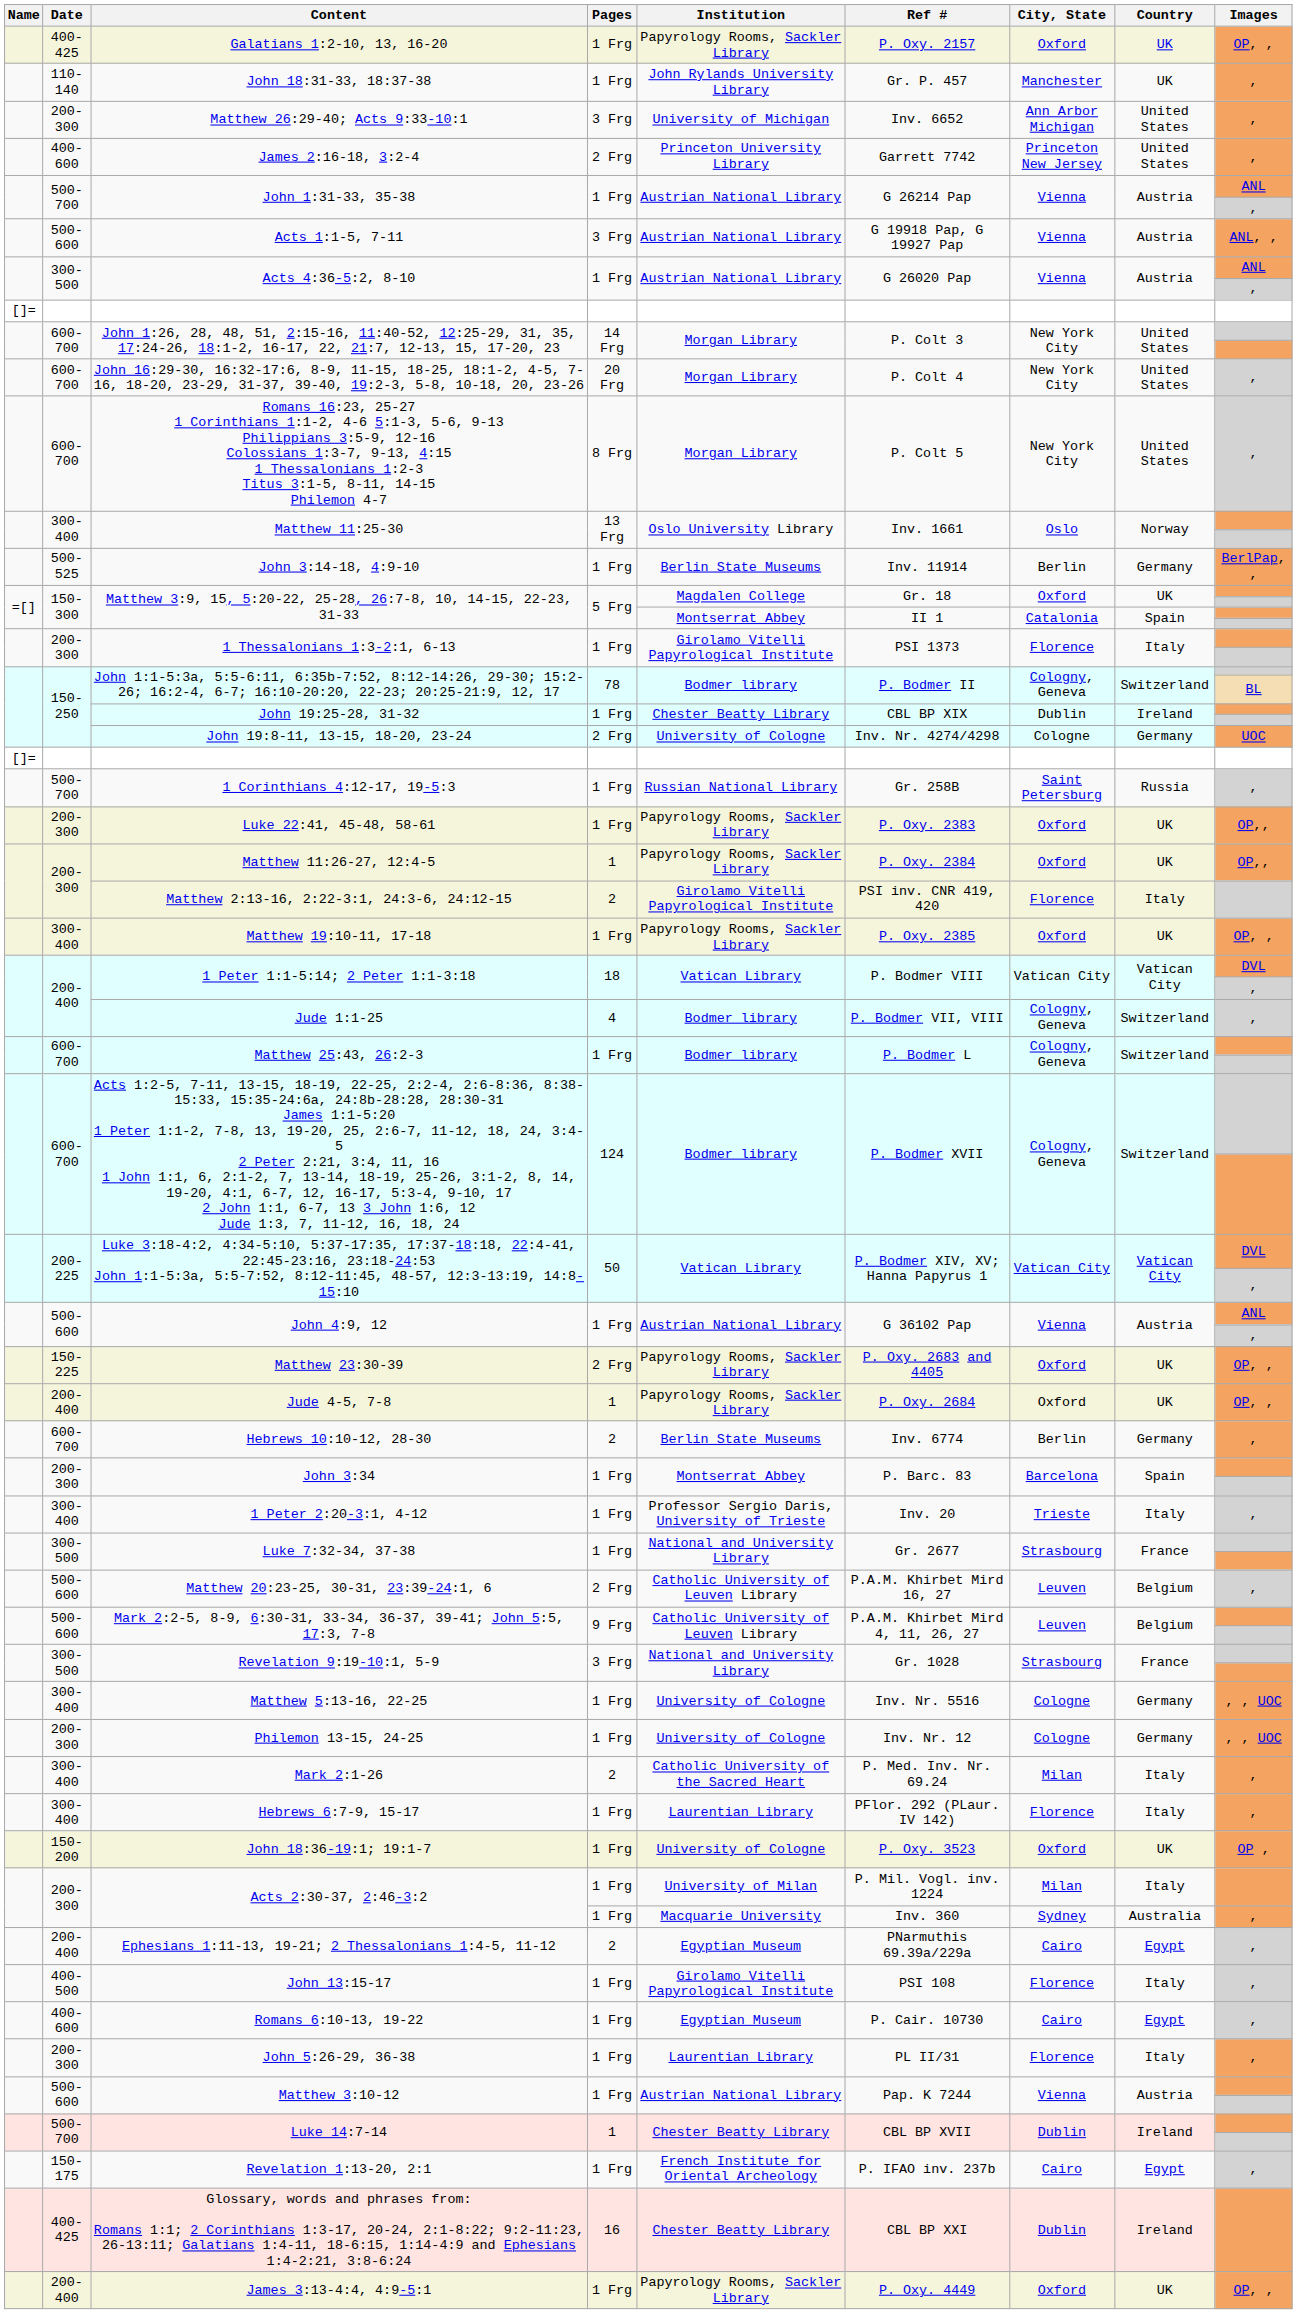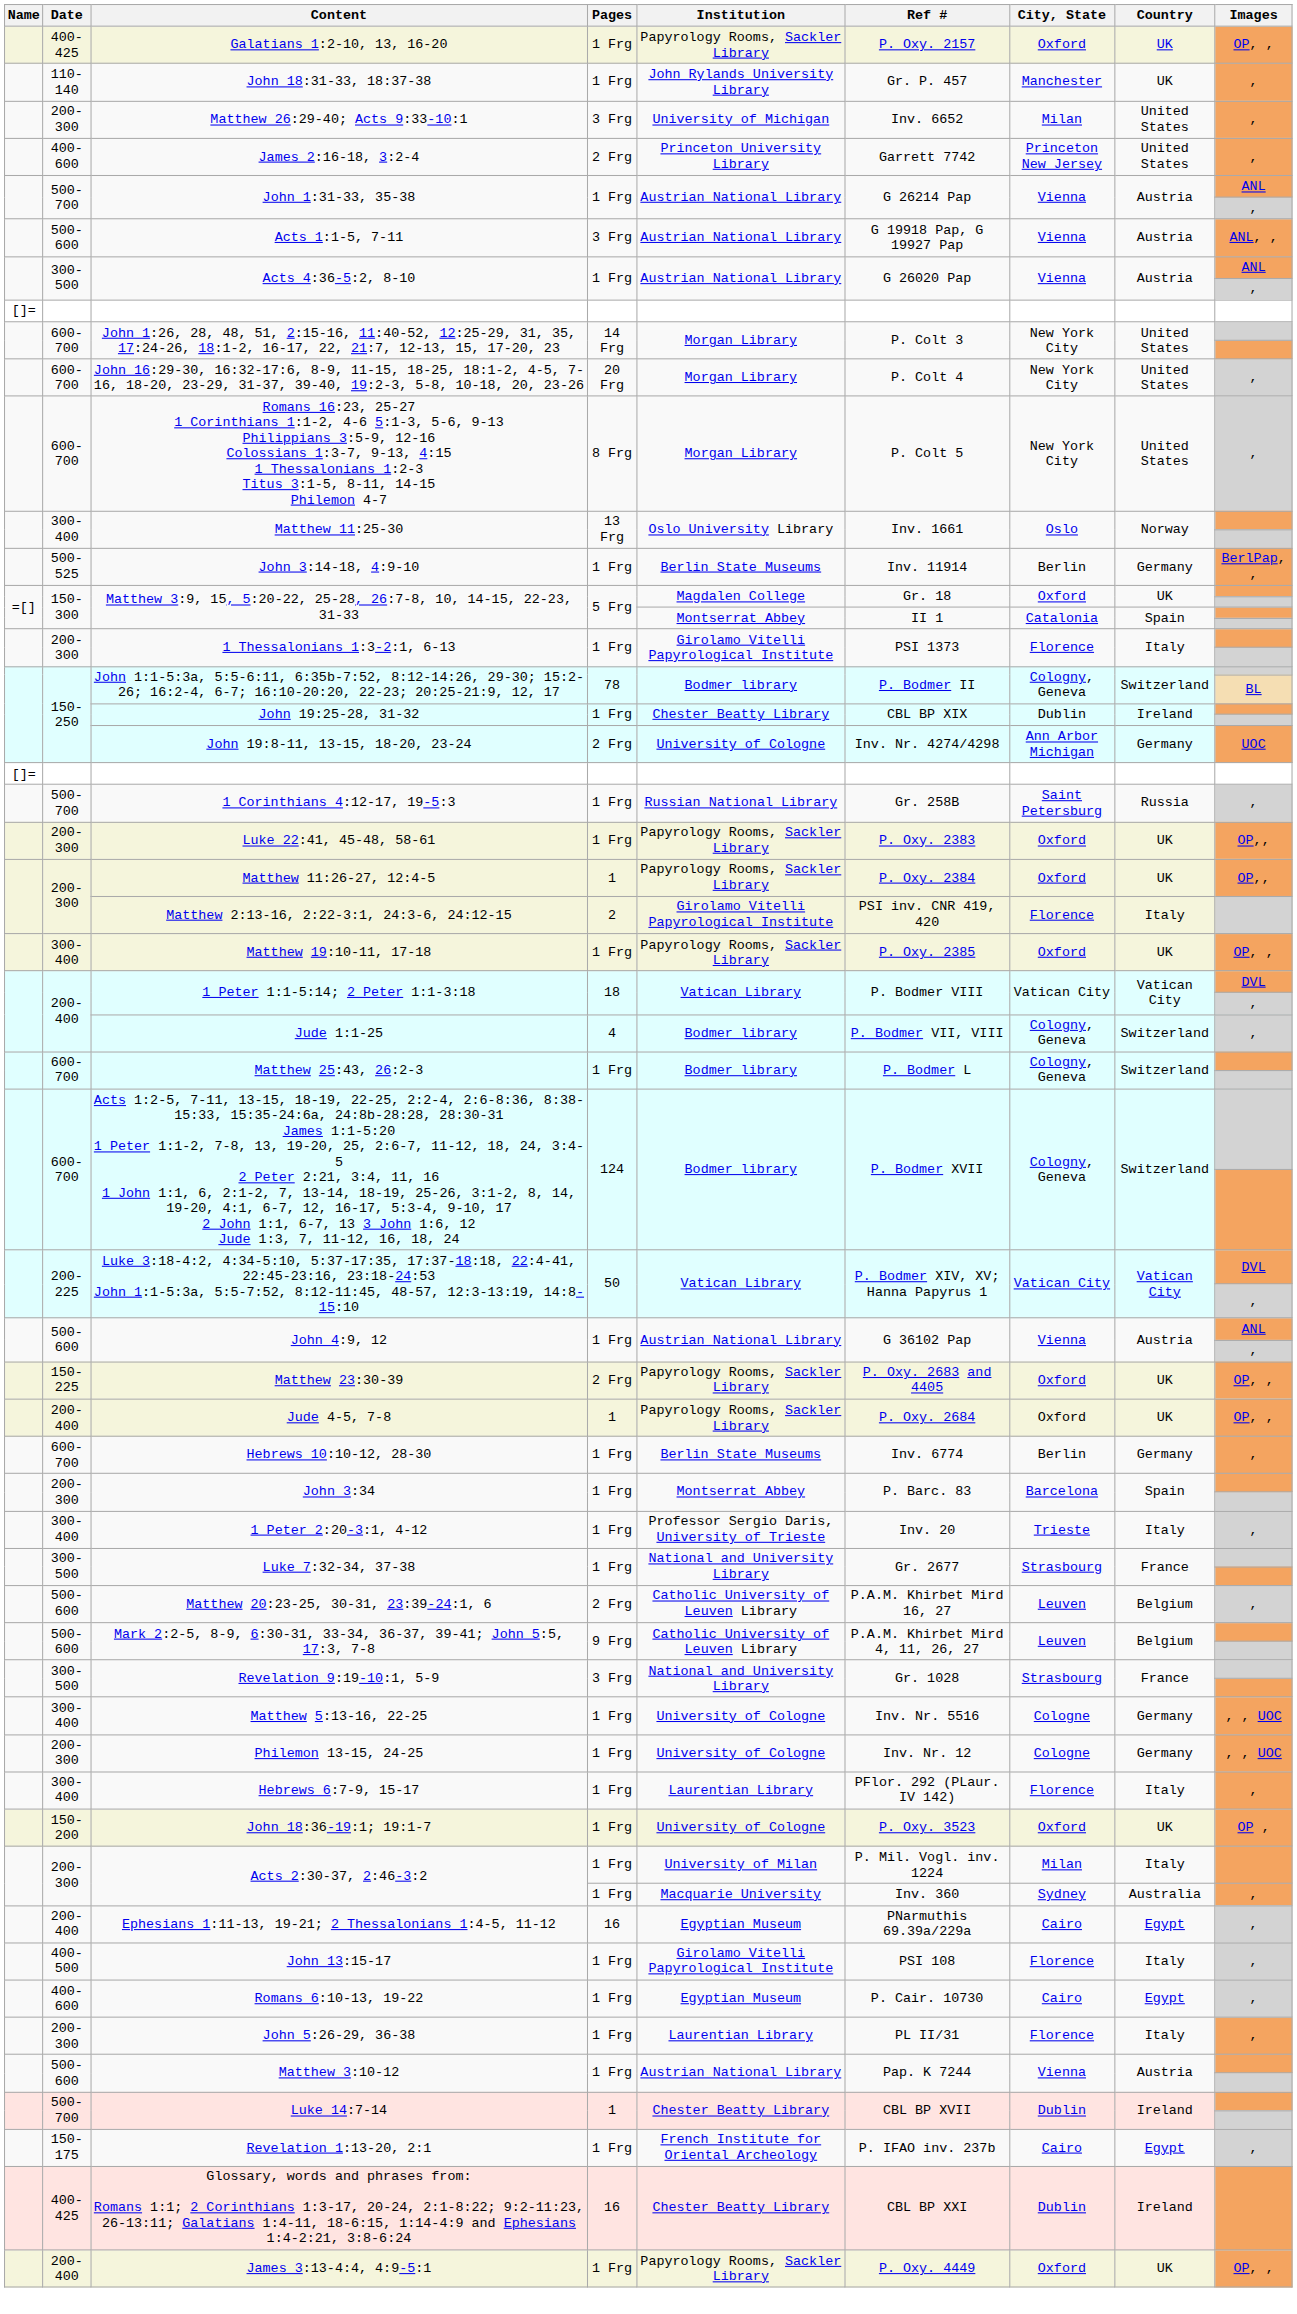(1062, 120) Ann Arbor Michigan -> (1062, 120) Milan
(1062, 736) Cologne -> (1062, 744) Ann Arbor Michigan
(612, 1440) 2 -> (612, 1455) 1 Frg
- row: (67, 1775)
(612, 1946) 2 -> (612, 1924) 16
